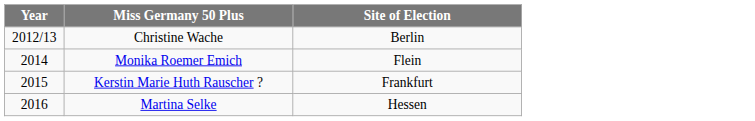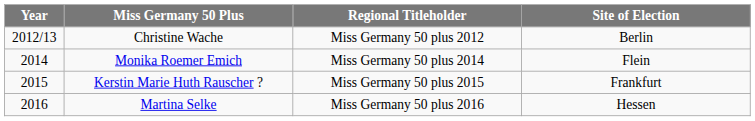+ column: (407, 15)
